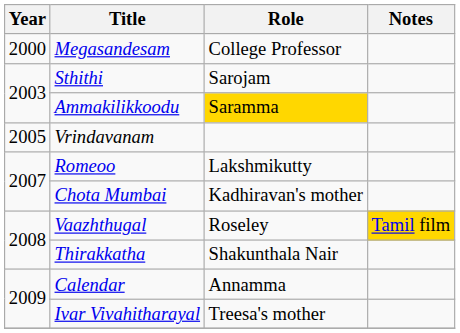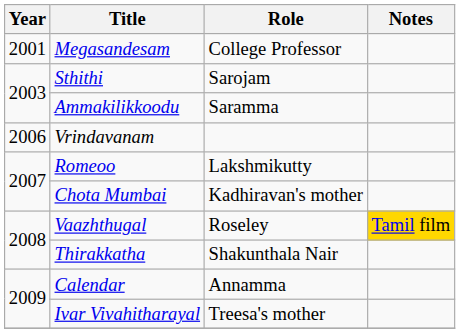(27, 48) 2000 -> (27, 48) 2001
(244, 107) gold background -> (244, 107) no background
(27, 136) 2005 -> (27, 136) 2006
